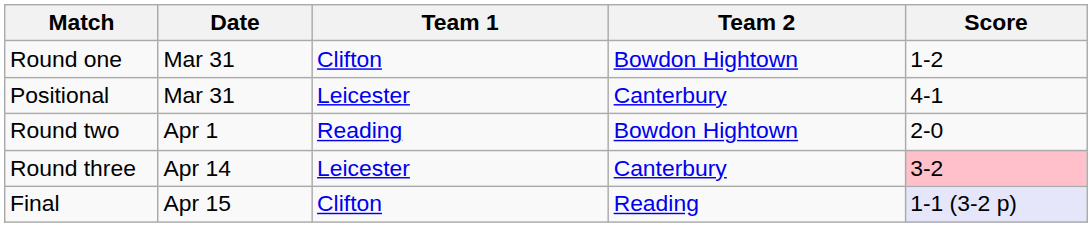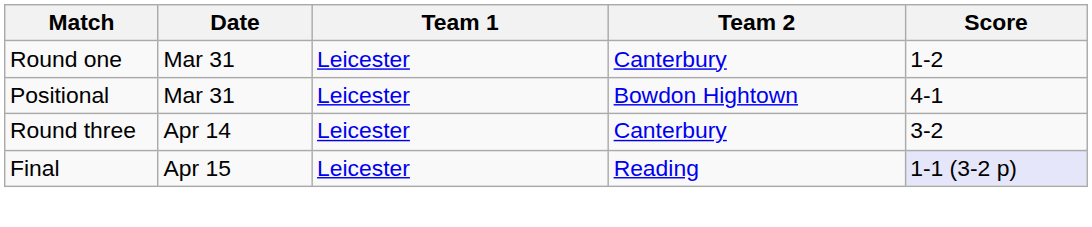(350, 58) Clifton -> (363, 58) Leicester
(706, 58) Bowdon Hightown -> (670, 58) Canterbury
(670, 95) Canterbury -> (706, 95) Bowdon Hightown
- row: (65, 131)
(927, 167) pink background -> (927, 131) no background
(350, 204) Clifton -> (363, 167) Leicester
